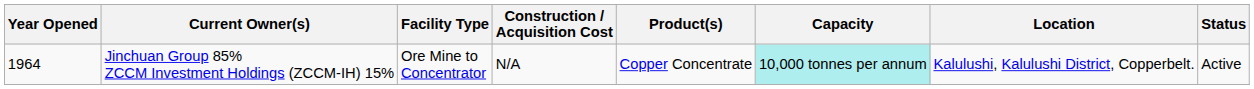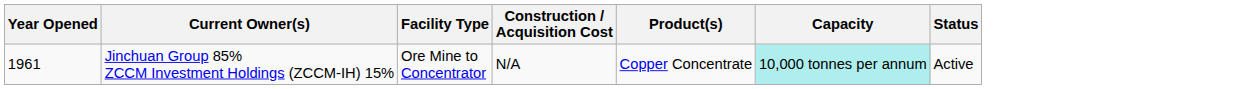- column: (1064, 24)
(24, 64) 1964 -> (24, 64) 1961
